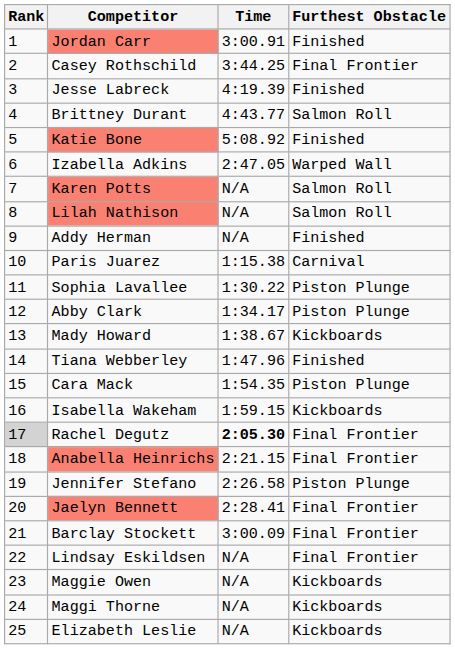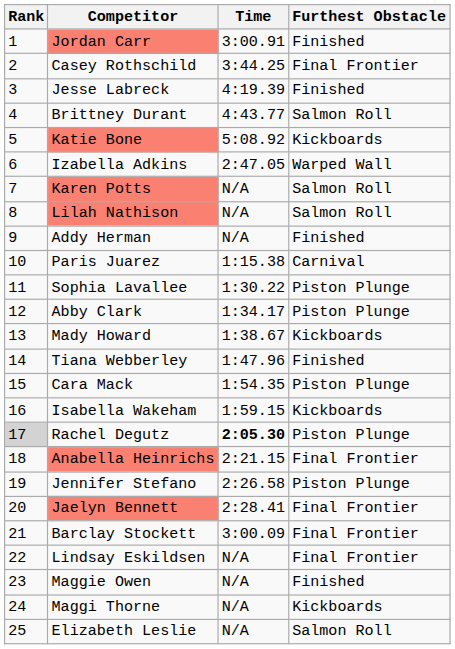(328, 140) Finished -> (337, 140) Kickboards
(356, 435) Final Frontier -> (351, 435) Piston Plunge
(337, 582) Kickboards -> (328, 582) Finished
(337, 631) Kickboards -> (342, 631) Salmon Roll
